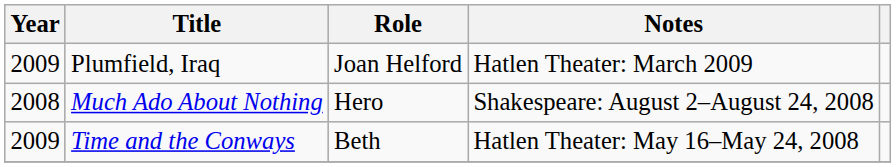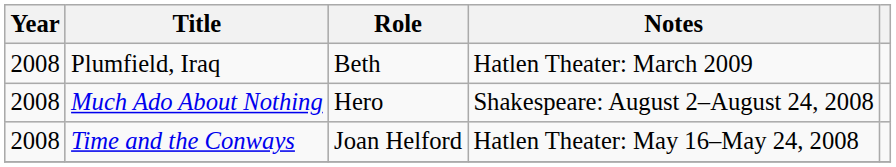(35, 63) 2009 -> (35, 63) 2008
(398, 63) Joan Helford -> (357, 63) Beth
(35, 141) 2009 -> (35, 141) 2008
(357, 141) Beth -> (398, 141) Joan Helford
